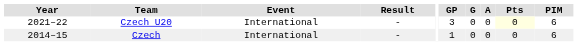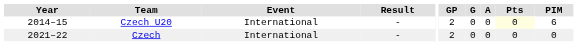(47, 23) 2021–22 -> (47, 23) 2014–15
(452, 23) 3 -> (452, 23) 2
(47, 35) 2014–15 -> (47, 35) 2021–22
(452, 35) 1 -> (452, 35) 2
(554, 35) 6 -> (554, 35) 0
